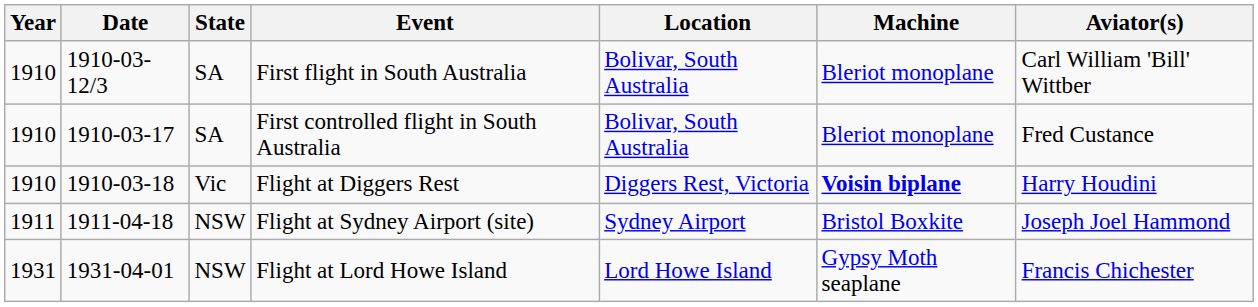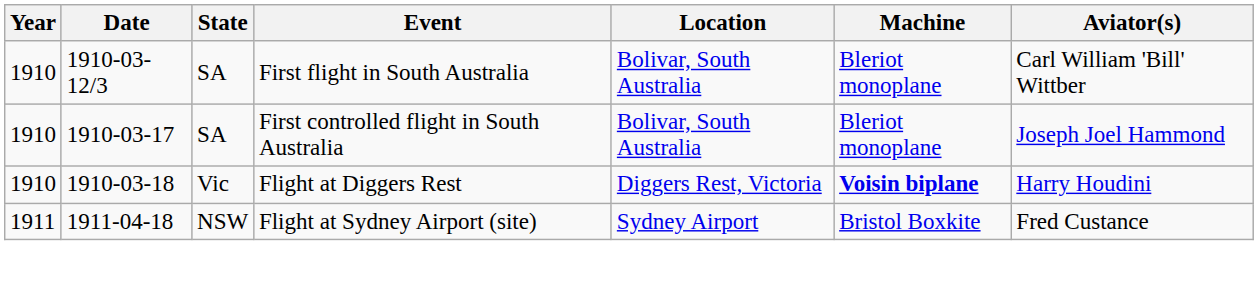(1088, 134) Fred Custance -> (1121, 134) Joseph Joel Hammond
(1126, 220) Joseph Joel Hammond -> (1083, 220) Fred Custance
- row: (382, 270)
